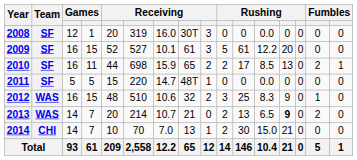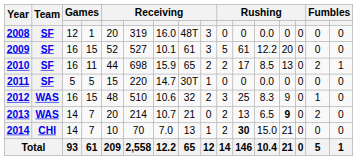(189, 33) 30T -> (189, 33) 48T
(189, 82) 48T -> (189, 82) 30T
(244, 131) normal -> (244, 131) bold
